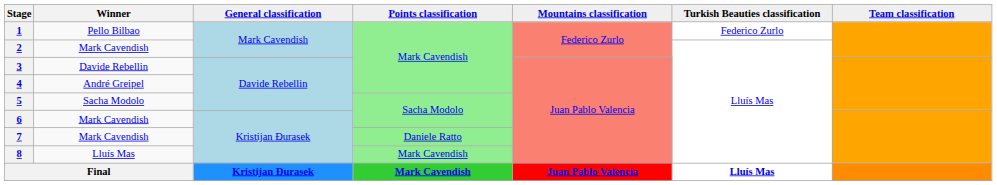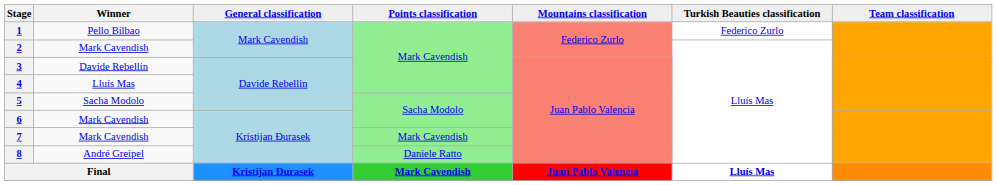(114, 84) André Greipel -> (114, 84) Lluís Mas
(433, 137) Daniele Ratto -> (433, 137) Mark Cavendish
(114, 154) Lluís Mas -> (114, 154) André Greipel
(433, 154) Mark Cavendish -> (433, 154) Daniele Ratto
